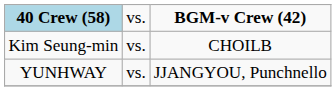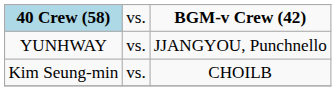rows swapped: (63, 72) <-> (63, 45)
